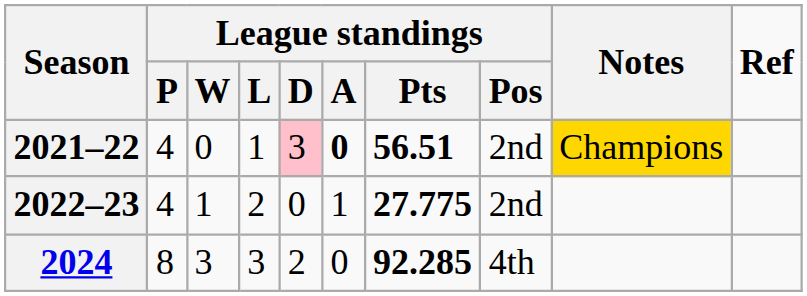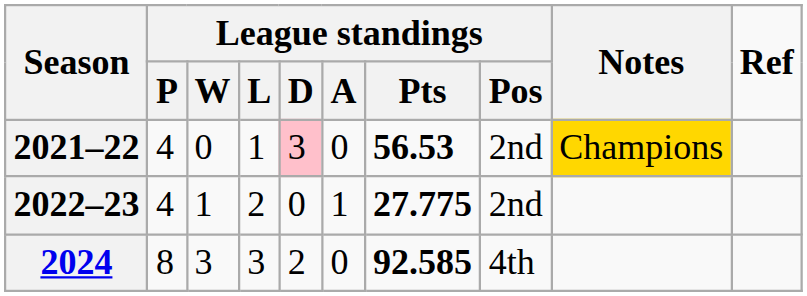(339, 147) bold -> (339, 147) normal
(414, 147) 56.51 -> (414, 147) 56.53
(423, 261) 92.285 -> (423, 261) 92.585
